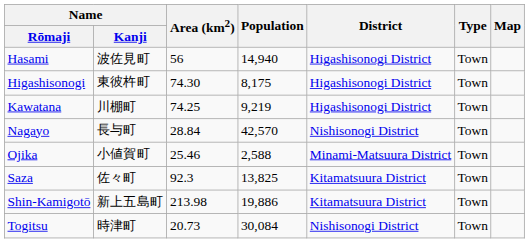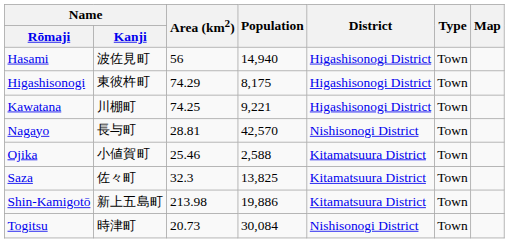(185, 82) 74.30 -> (185, 82) 74.29
(256, 106) 9,219 -> (256, 106) 9,221
(185, 130) 28.84 -> (185, 130) 28.81
(381, 154) Minami-Matsuura District -> (368, 154) Kitamatsuura District
(182, 178) 92.3 -> (182, 178) 32.3
